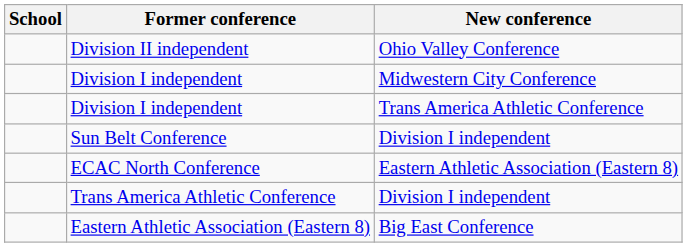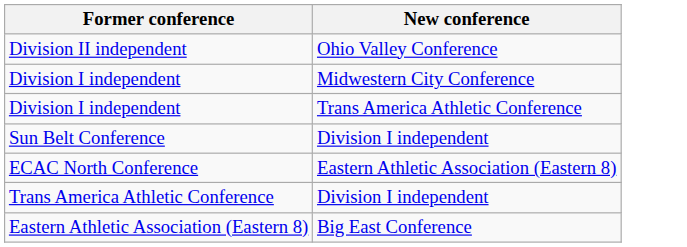- column: (35, 19)
